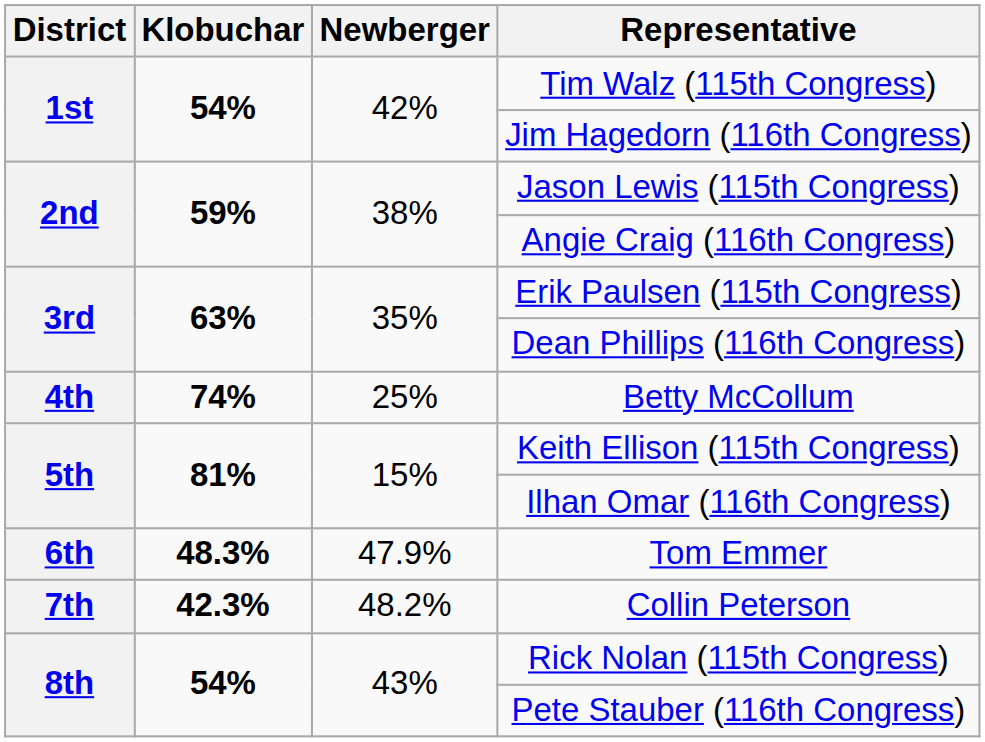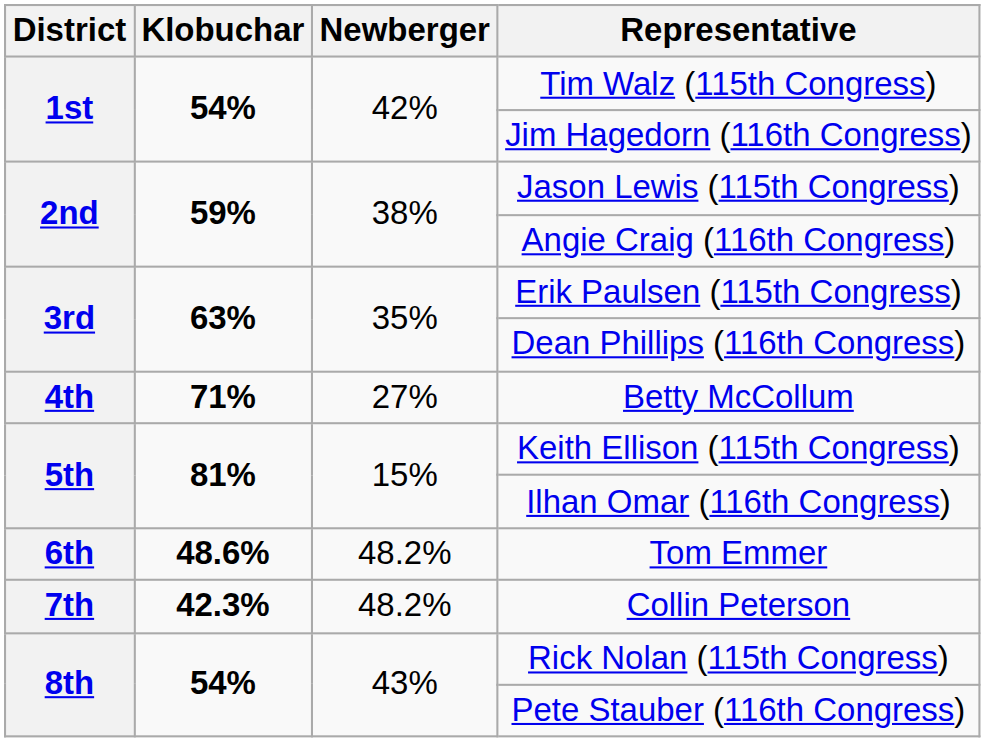(223, 396) 74% -> (223, 396) 71%
(405, 396) 25% -> (405, 396) 27%
(223, 553) 48.3% -> (223, 553) 48.6%
(405, 553) 47.9% -> (405, 553) 48.2%
